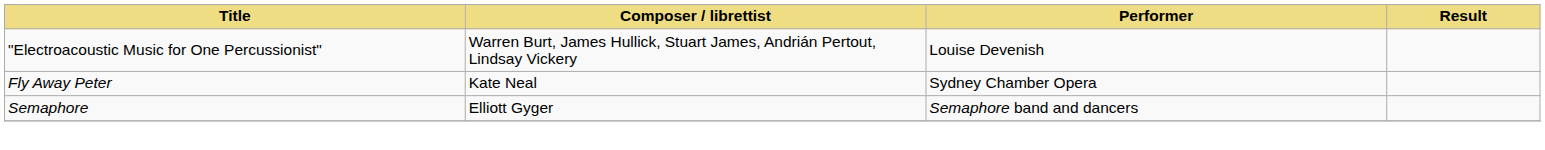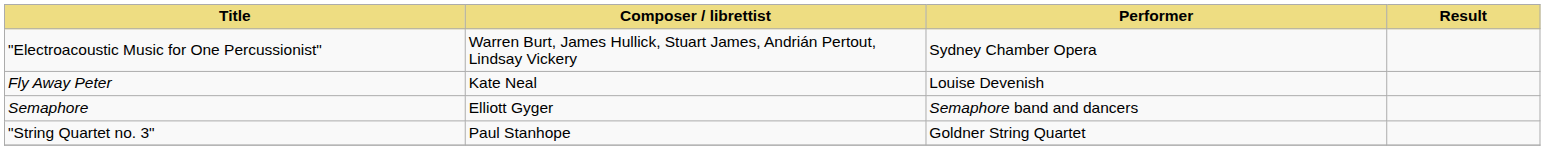(987, 50) Louise Devenish -> (1013, 50) Sydney Chamber Opera
(1013, 83) Sydney Chamber Opera -> (987, 83) Louise Devenish
+ row: (81, 132)
